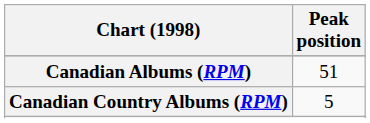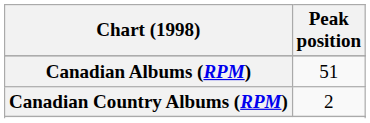(329, 101) 5 -> (329, 101) 2
